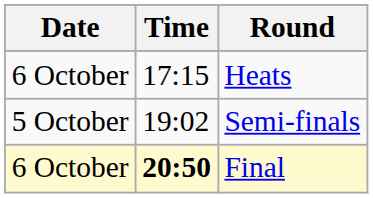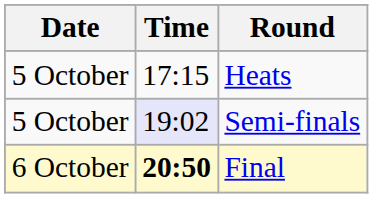(70, 74) 6 October -> (70, 74) 5 October
(176, 121) no background -> (176, 121) lavender background
